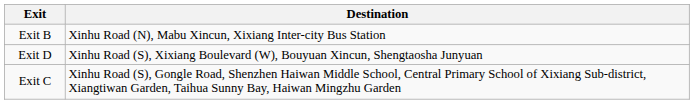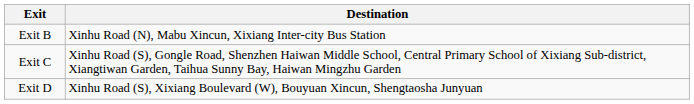rows swapped: (35, 81) <-> (35, 54)
